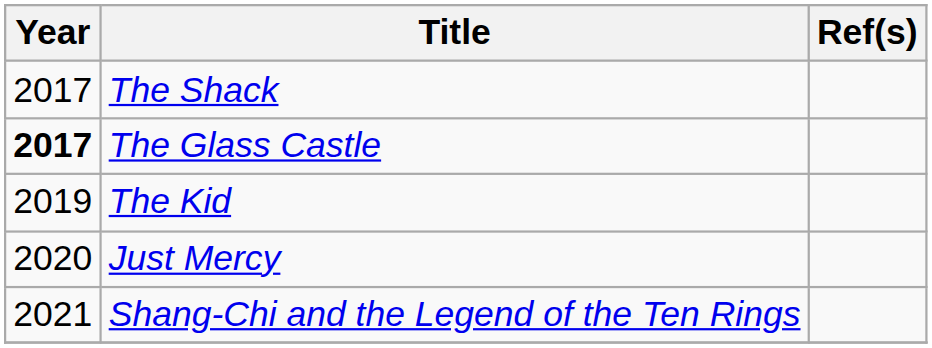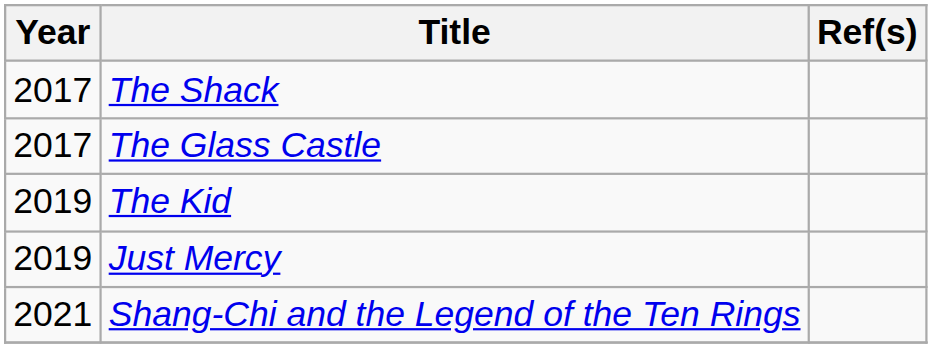(53, 145) bold -> (53, 145) normal
(53, 257) 2020 -> (53, 257) 2019
